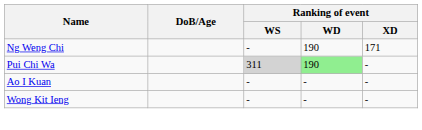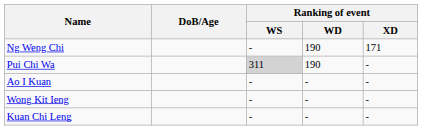(311, 65) lightgreen background -> (313, 65) no background
+ row: (39, 117)
